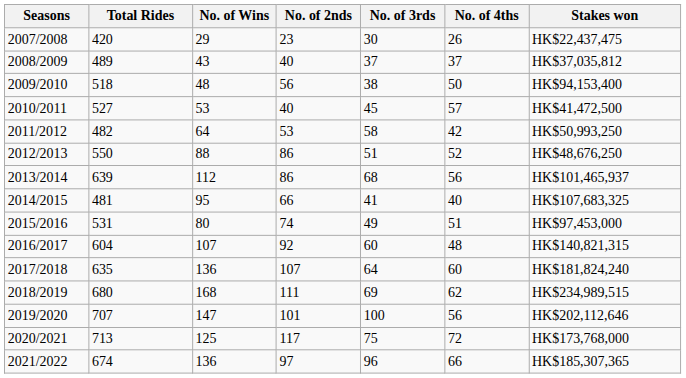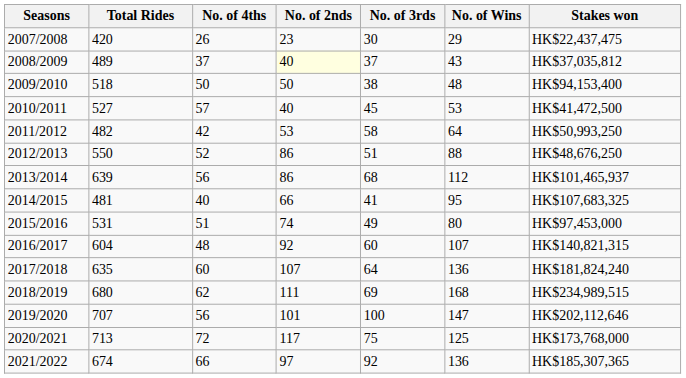columns swapped: (234, 16) <-> (487, 16)
(287, 62) no background -> (287, 62) lightyellow background
(287, 85) 56 -> (287, 85) 50
(371, 361) 96 -> (371, 361) 92
